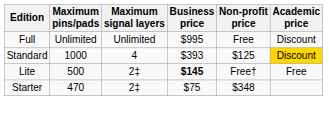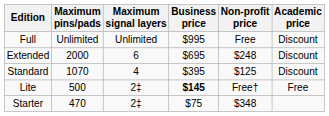+ row: (28, 55)
(76, 55) 1000 -> (77, 71) 1070
(192, 55) $393 -> (194, 71) $395
(296, 55) gold background -> (298, 71) no background
